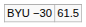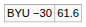(68, 13) 61.5 -> (68, 13) 61.6
